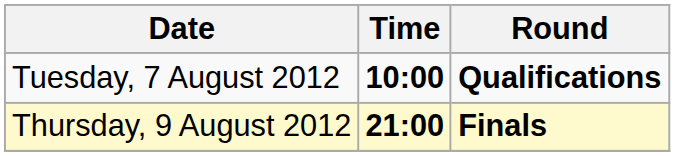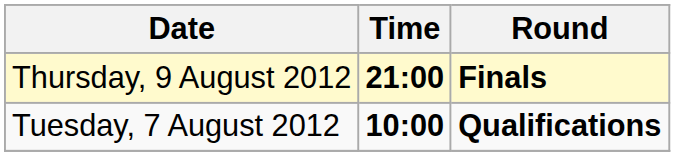rows swapped: (176, 77) <-> (182, 126)
